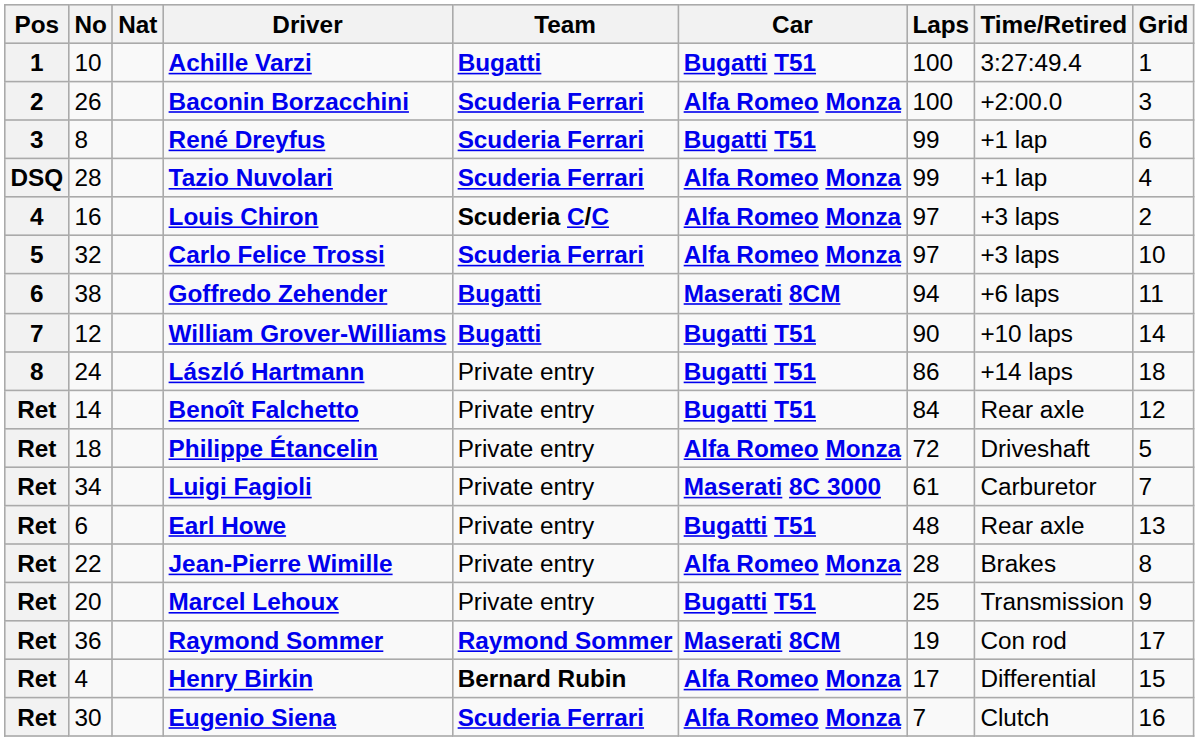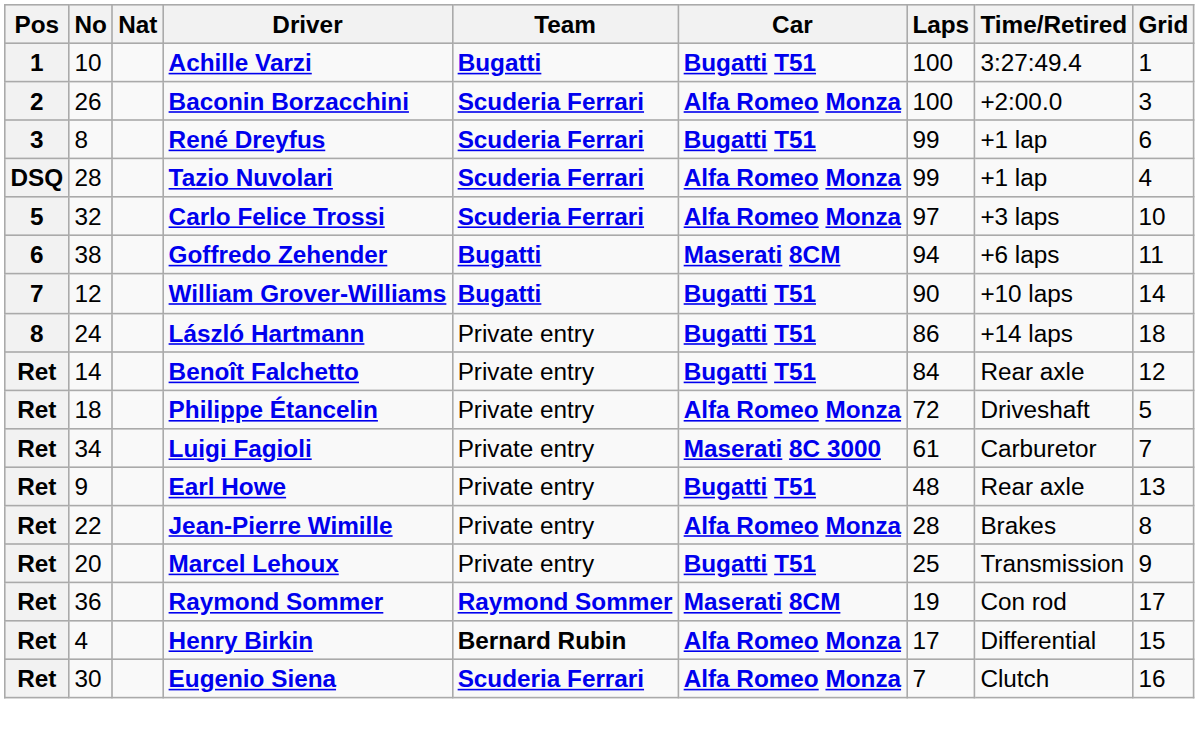- row: (244, 217)
(81, 525) 6 -> (81, 486) 9
